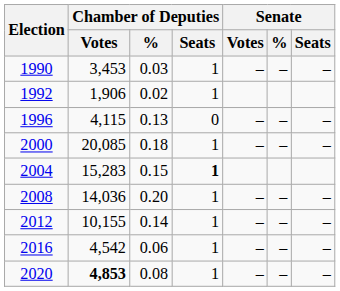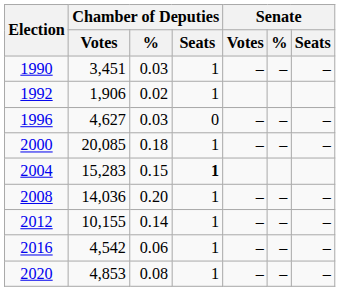(108, 68) 3,453 -> (108, 68) 3,451
(108, 119) 4,115 -> (108, 119) 4,627
(154, 119) 0.13 -> (154, 119) 0.03
(108, 273) bold -> (108, 273) normal
